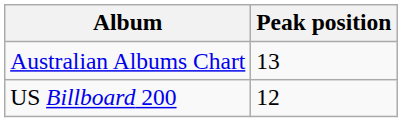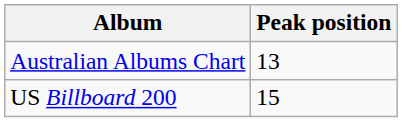(268, 97) 12 -> (268, 97) 15
